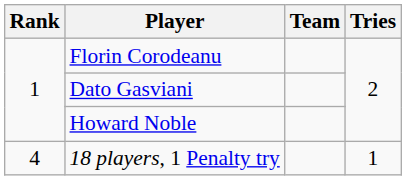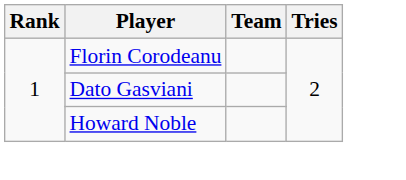- row: (175, 157)
